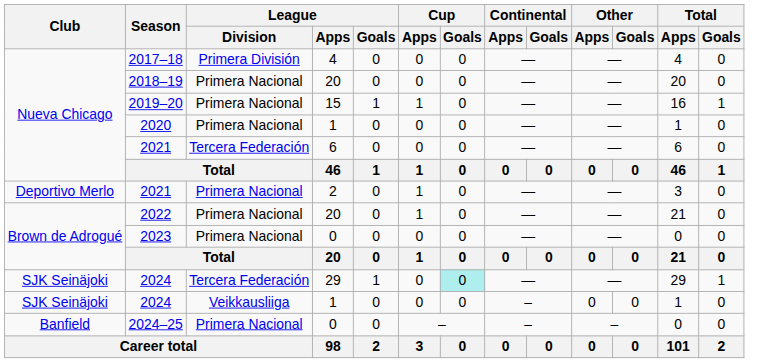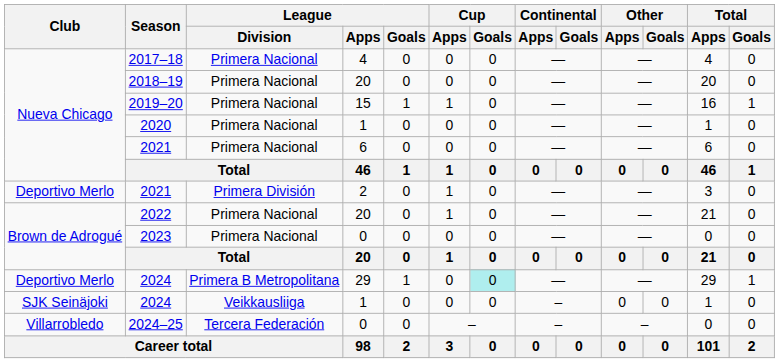(249, 59) Primera División -> (264, 59) Primera Nacional
(249, 147) Tercera Federación -> (264, 147) Primera Nacional
(249, 192) Primera Nacional -> (264, 192) Primera División
(65, 280) SJK Seinäjoki -> (65, 280) Deportivo Merlo
(249, 280) Tercera Federación -> (264, 280) Primera B Metropolitana
(65, 324) Banfield -> (65, 324) Villarrobledo
(249, 324) Primera Nacional -> (264, 324) Tercera Federación
